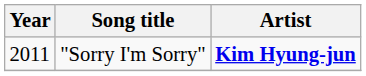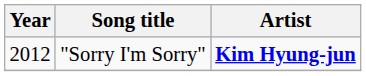(30, 53) 2011 -> (30, 53) 2012
